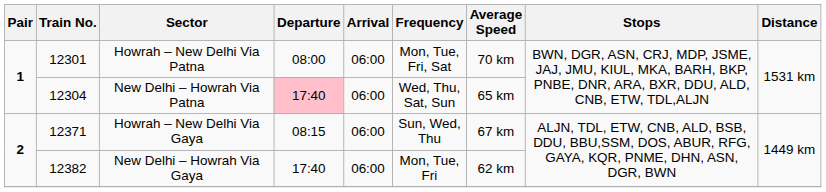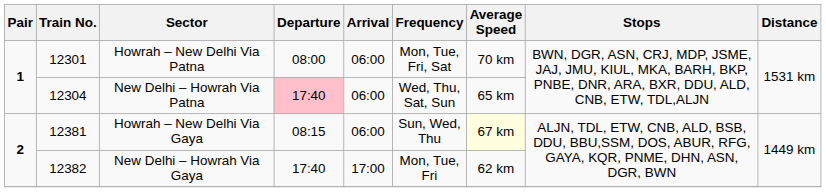(68, 132) 12371 -> (68, 132) 12381
(496, 132) no background -> (496, 132) lightyellow background
(368, 168) 06:00 -> (368, 168) 17:00
